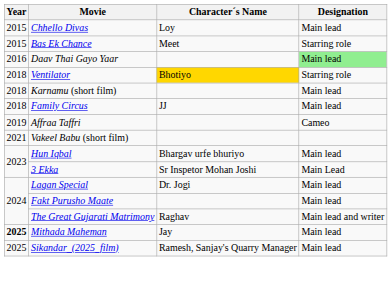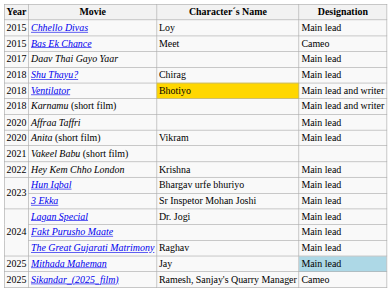(326, 43) Starring role -> (315, 43) Cameo
(17, 59) 2016 -> (17, 59) 2017
(321, 59) lightgreen background -> (321, 59) no background
+ row: (55, 75)
(326, 75) Starring role -> (343, 91) Main lead and writer
(321, 91) Main lead -> (343, 106) Main lead and writer
- row: (59, 106)
(17, 122) 2019 -> (17, 122) 2020
(315, 122) Cameo -> (321, 122) Main lead
+ row: (66, 138)
+ row: (78, 169)
(323, 169) Main Lead -> (321, 201) Main lead
(343, 216) Main lead and writer -> (321, 248) Main lead
(17, 232) bold -> (17, 264) normal
(321, 232) no background -> (321, 264) lightblue background
(321, 248) Main lead -> (315, 279) Cameo
